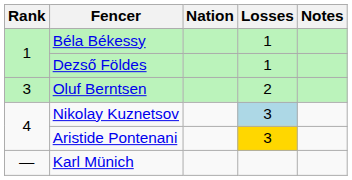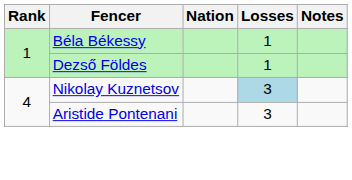- row: (100, 89)
(267, 138) gold background -> (267, 114) no background
- row: (93, 162)
